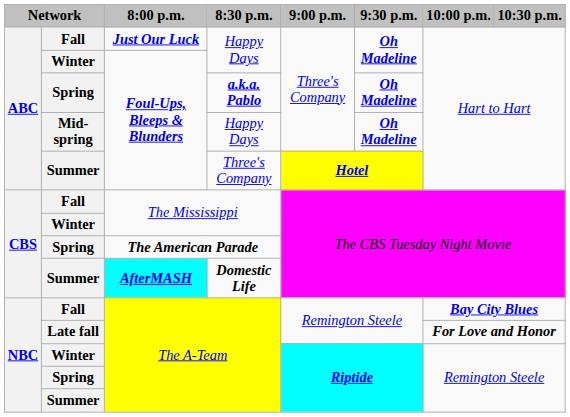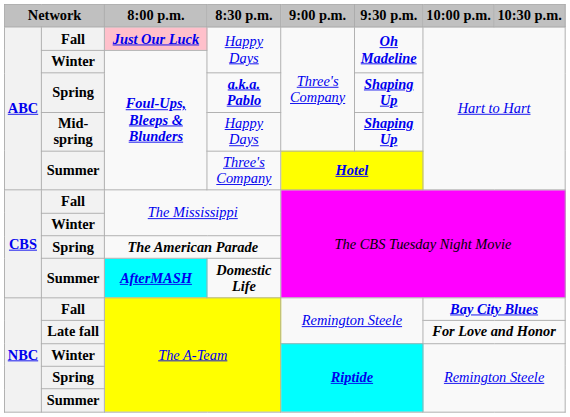(156, 38) no background -> (156, 38) pink background
(389, 92) Oh Madeline -> (389, 92) Shaping Up
(389, 131) Oh Madeline -> (389, 131) Shaping Up
